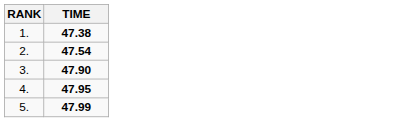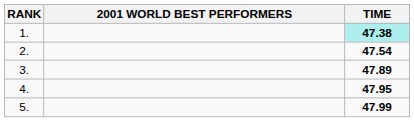+ column: (194, 14)
(76, 33) no background -> (377, 33) paleturquoise background
(76, 70) 47.90 -> (377, 70) 47.89
